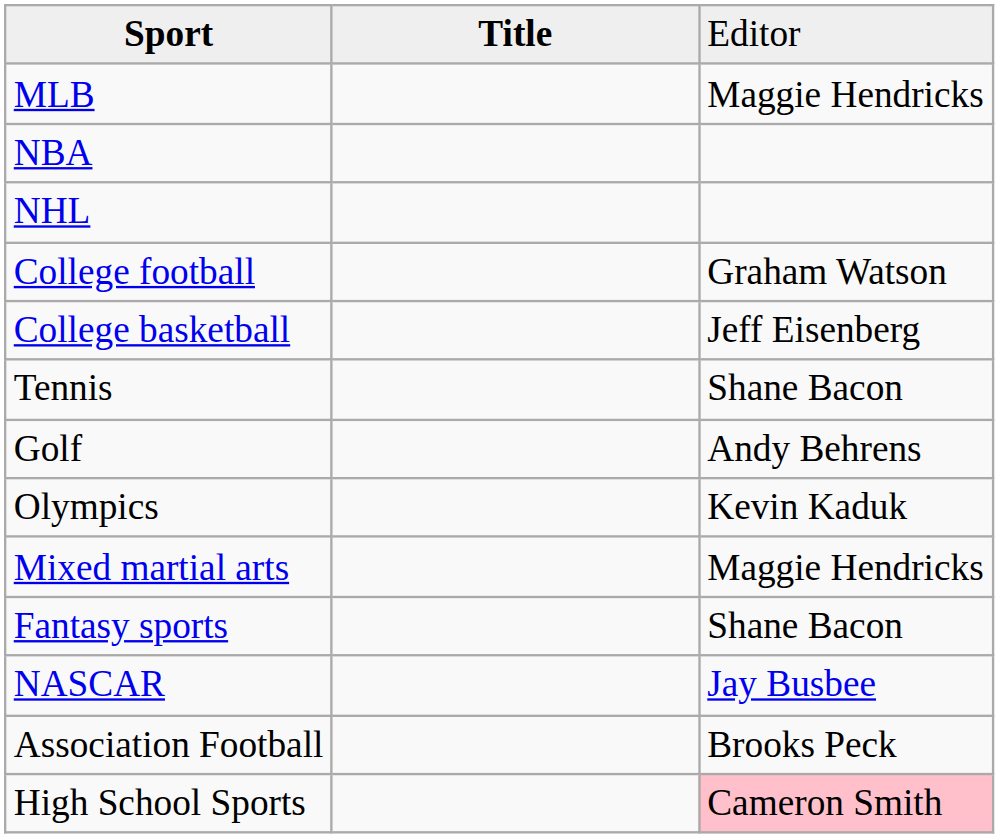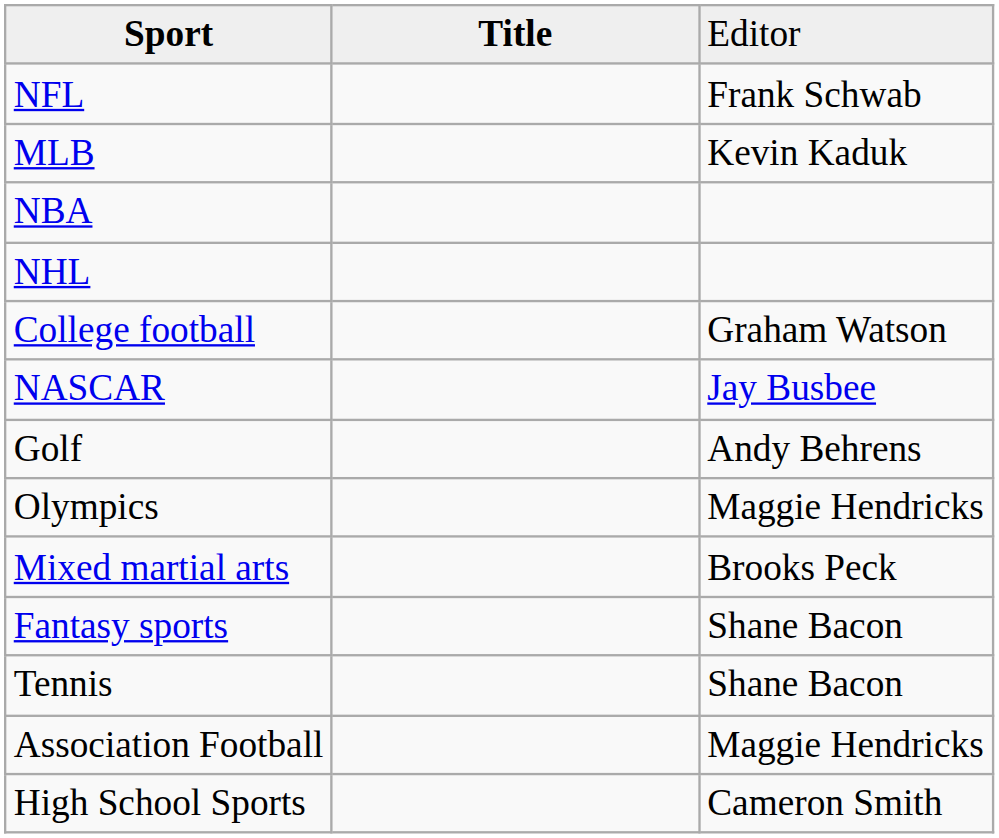+ row: (49, 93)
(845, 93) Maggie Hendricks -> (807, 152) Kevin Kaduk
- row: (152, 329)
rows swapped: (89, 684) <-> (63, 388)
(807, 507) Kevin Kaduk -> (845, 507) Maggie Hendricks
(845, 566) Maggie Hendricks -> (802, 566) Brooks Peck
(802, 743) Brooks Peck -> (845, 743) Maggie Hendricks
(825, 802) pink background -> (825, 802) no background
